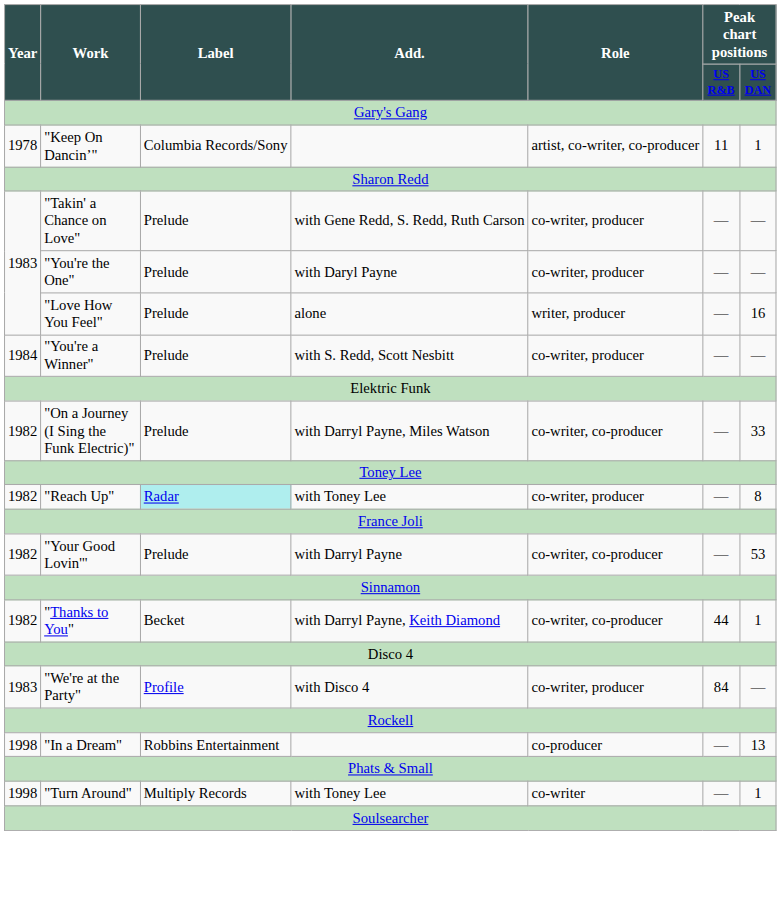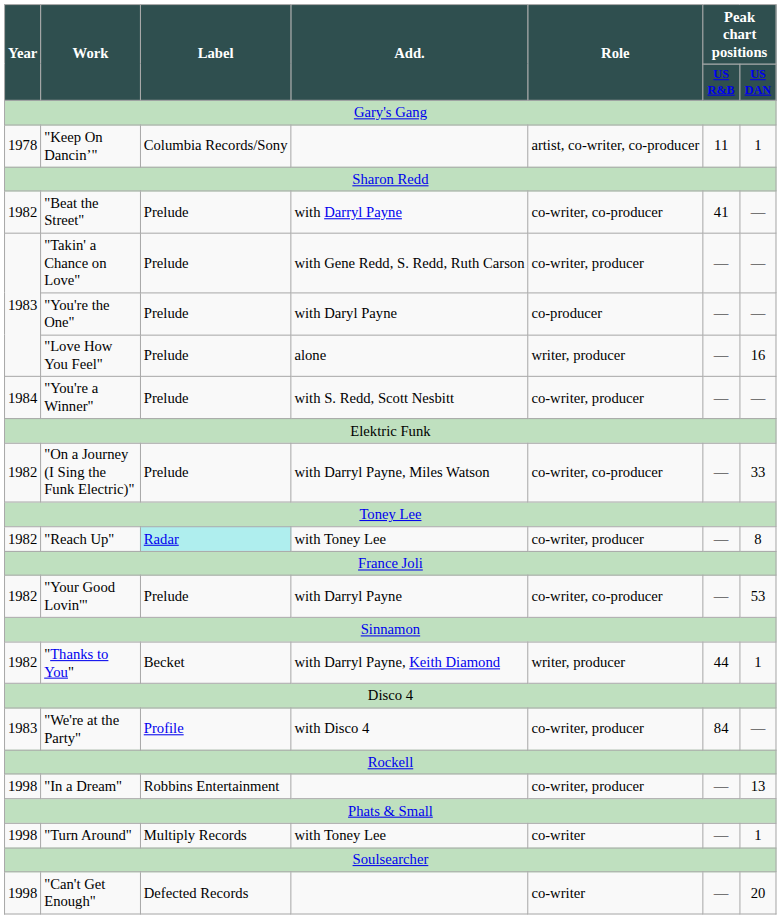+ row: (71, 212)
(588, 272) co-writer, producer -> (567, 313) co-producer
(597, 621) co-writer, co-producer -> (578, 662) writer, producer
(567, 744) co-producer -> (588, 786) co-writer, producer
+ row: (75, 893)
